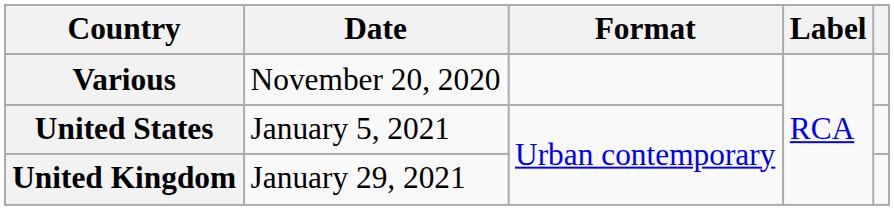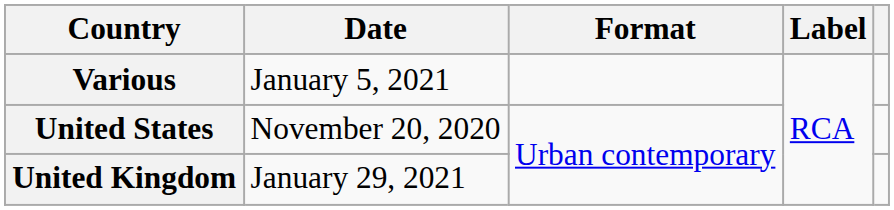(376, 79) November 20, 2020 -> (350, 79) January 5, 2021
(350, 128) January 5, 2021 -> (376, 128) November 20, 2020
